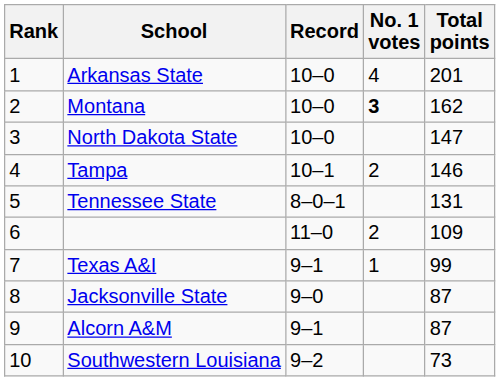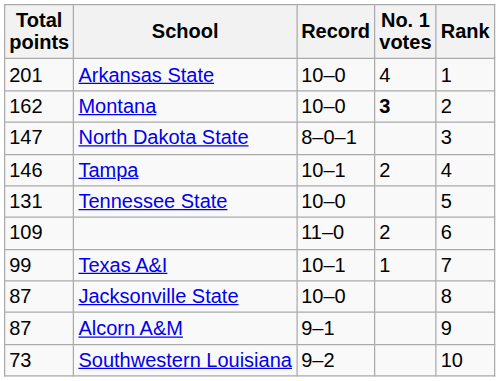columns swapped: (34, 31) <-> (460, 31)
(312, 138) 10–0 -> (329, 138) 8–0–1
(318, 201) 8–0–1 -> (323, 201) 10–0
(307, 264) 9–1 -> (323, 264) 10–1
(307, 296) 9–0 -> (323, 296) 10–0
